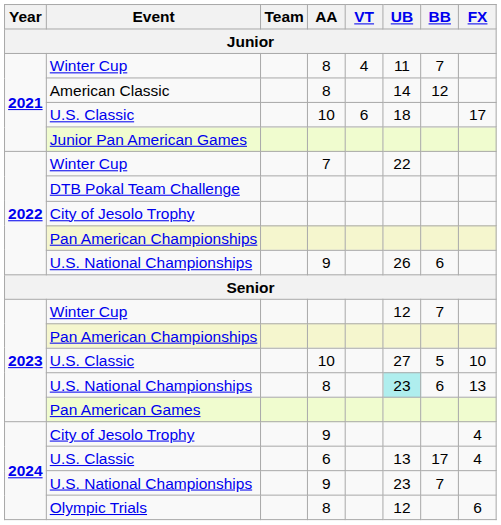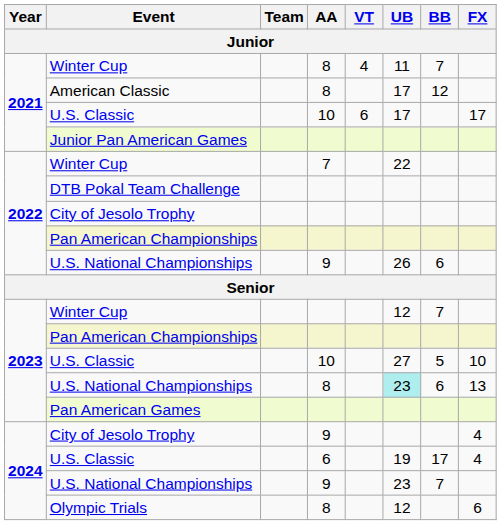(402, 91) 14 -> (402, 91) 17
(402, 115) 18 -> (402, 115) 17
(402, 459) 13 -> (402, 459) 19
